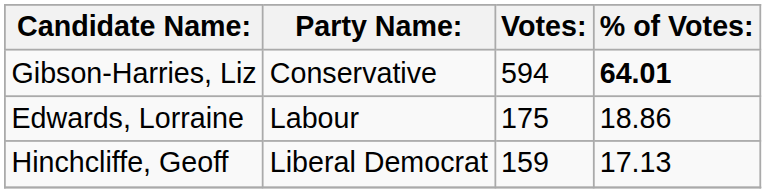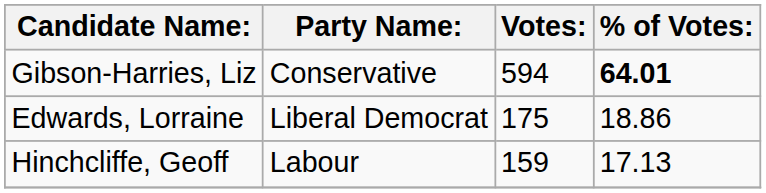(314, 118) Labour -> (379, 118) Liberal Democrat
(379, 163) Liberal Democrat -> (314, 163) Labour
